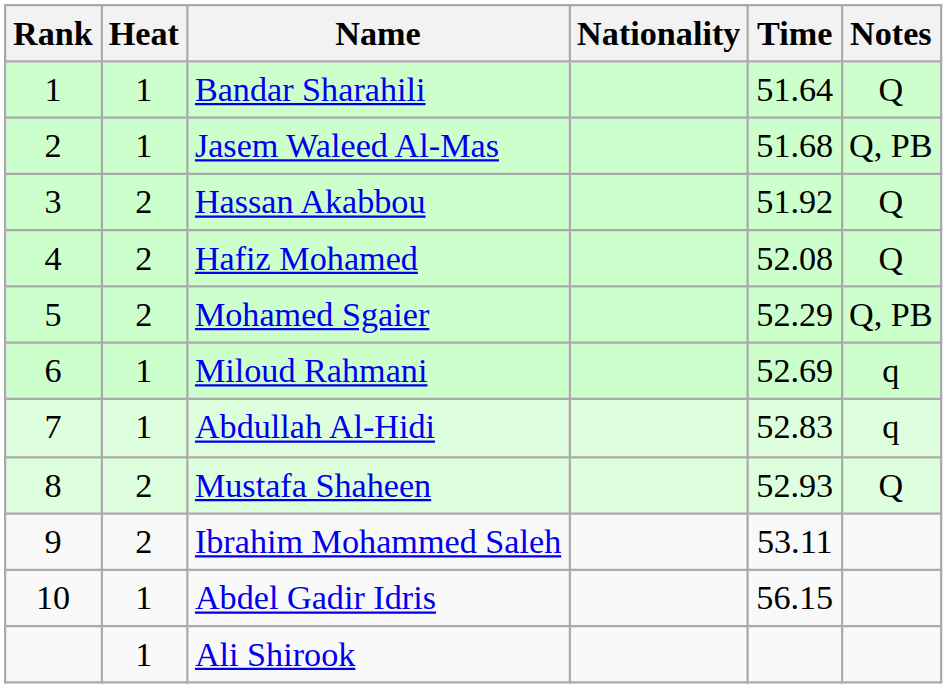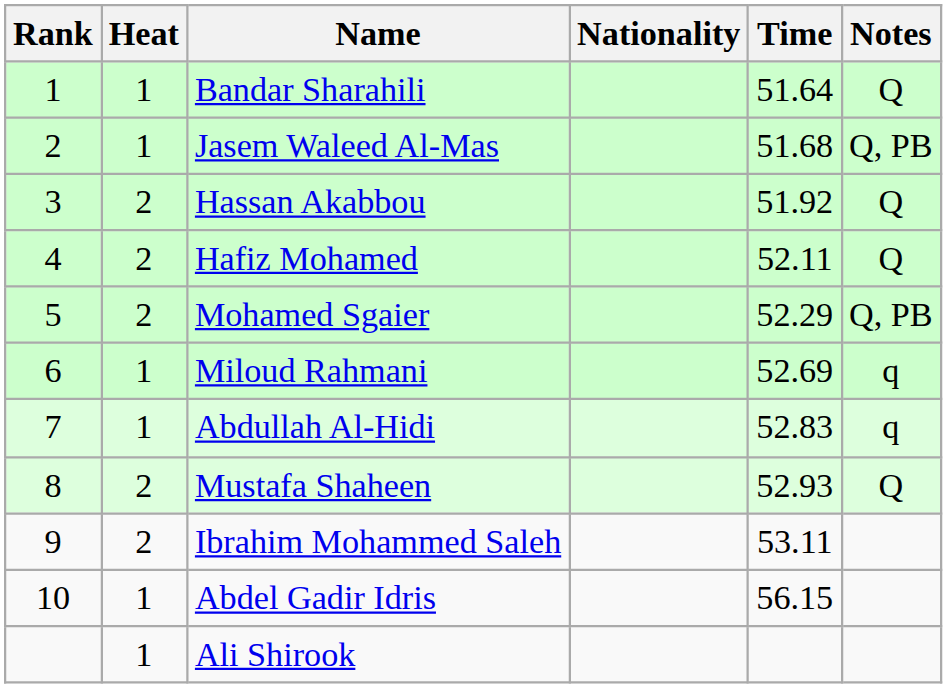(795, 258) 52.08 -> (795, 258) 52.11
